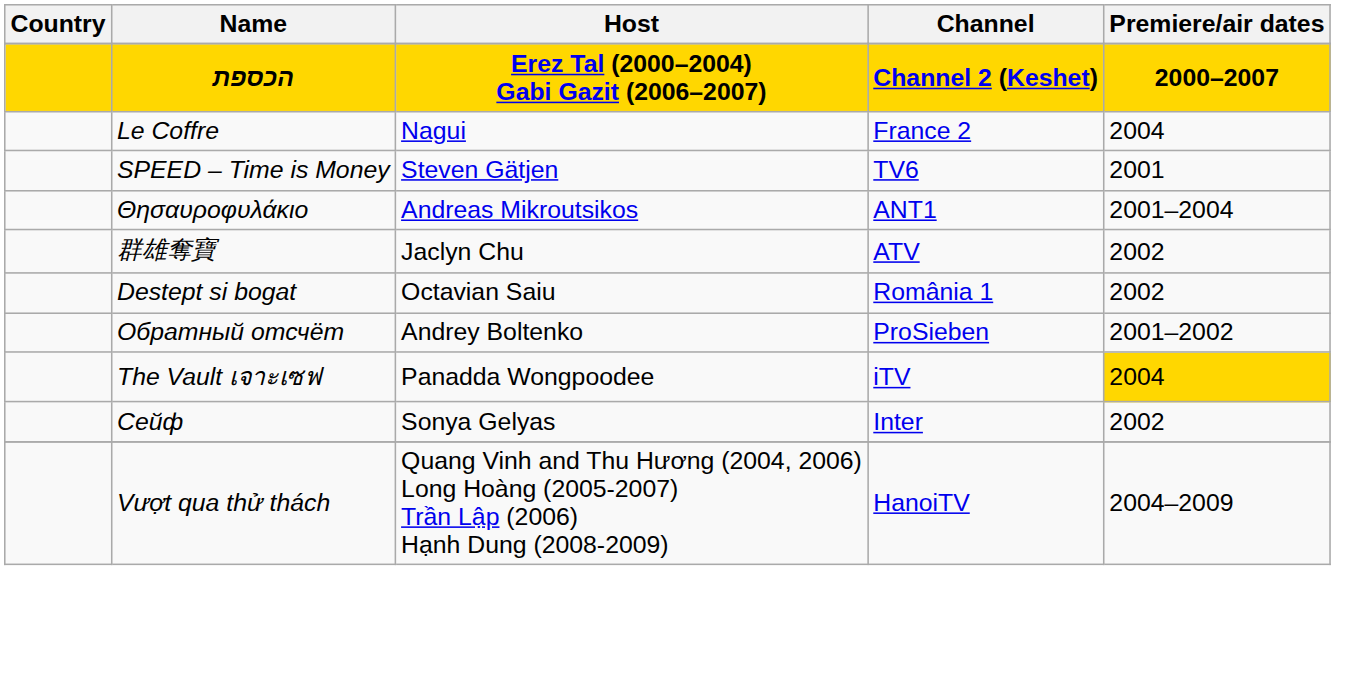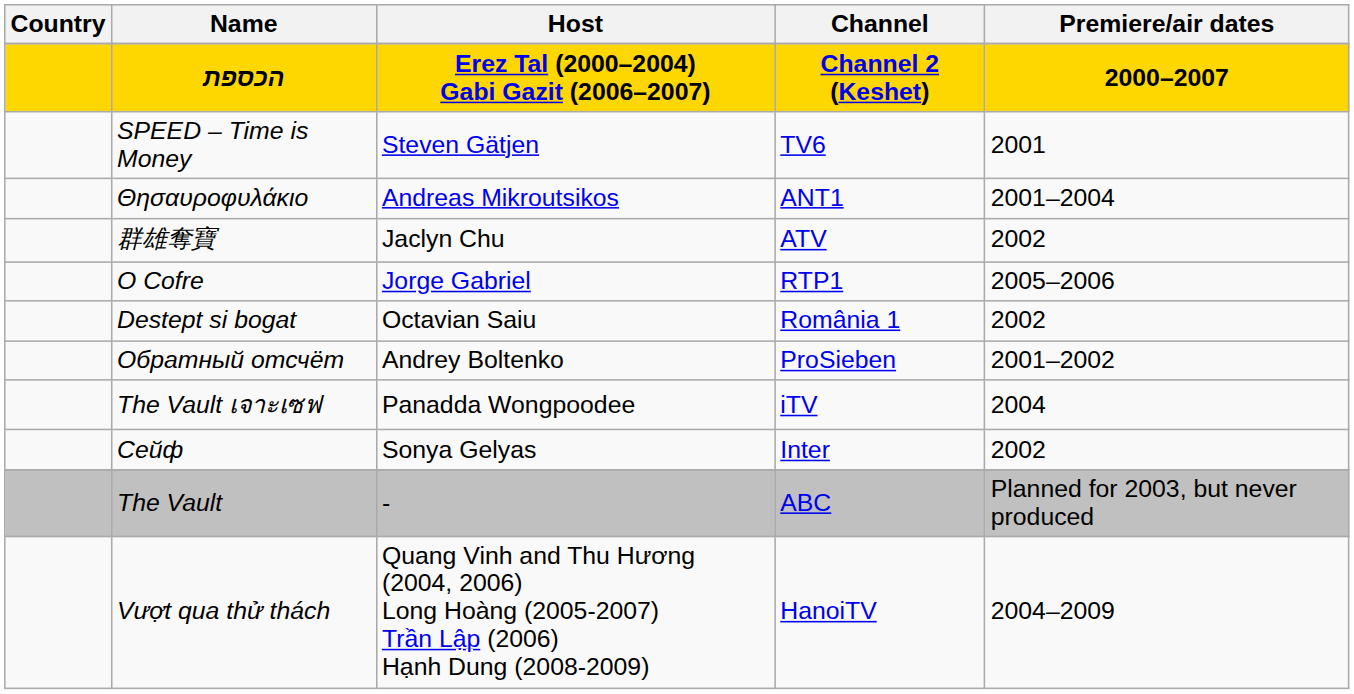- row: (168, 130)
+ row: (160, 281)
(1137, 376) gold background -> (1018, 404) no background
+ row: (170, 502)
